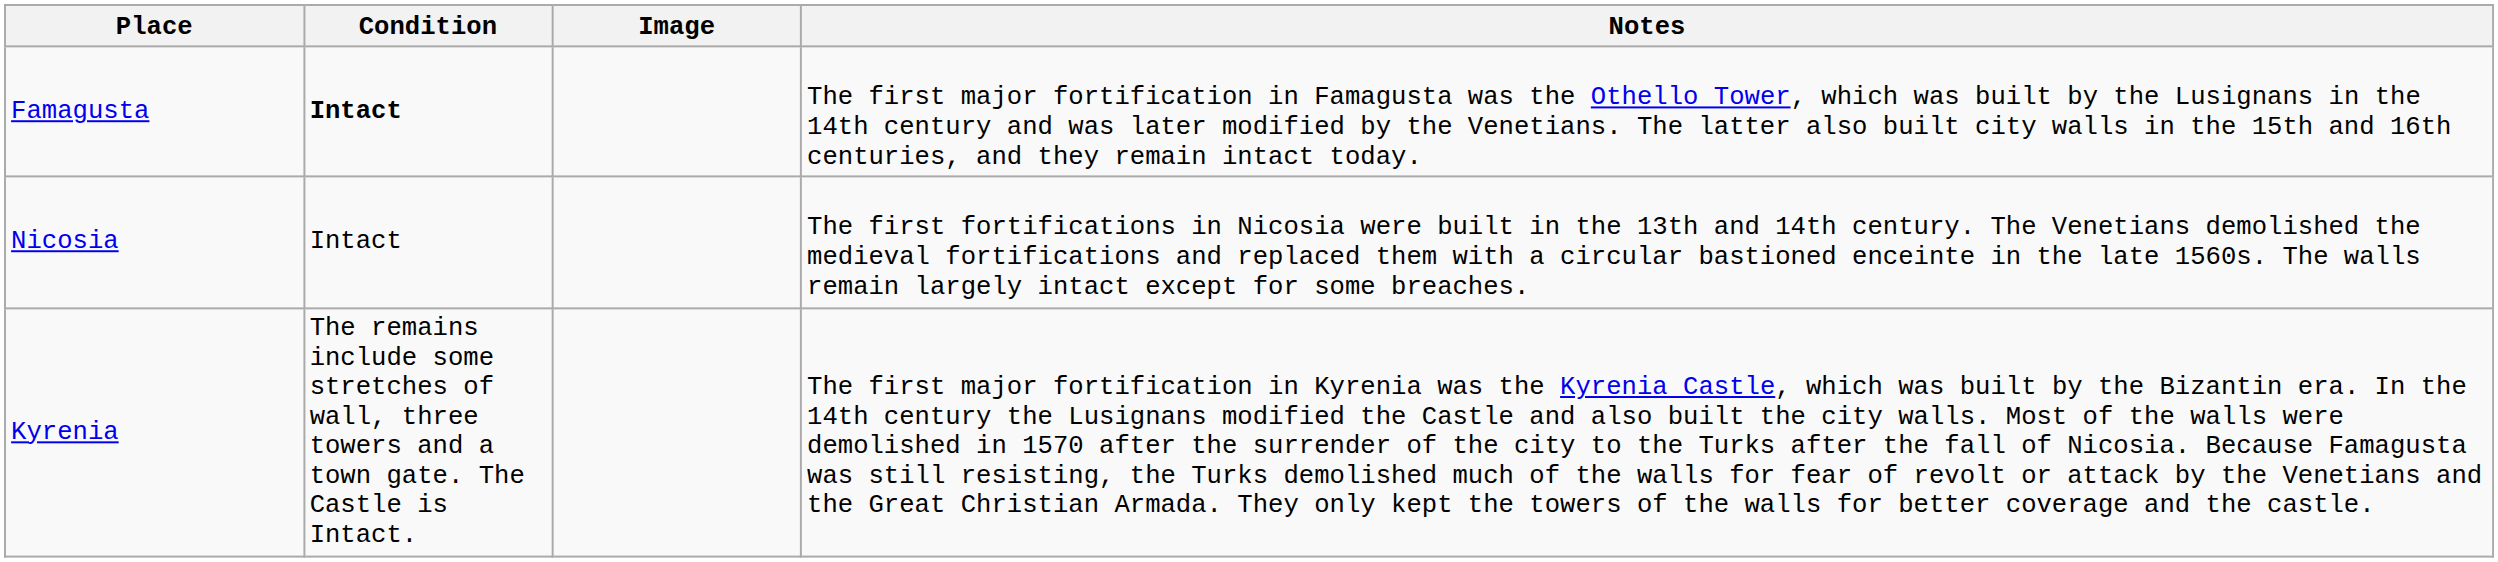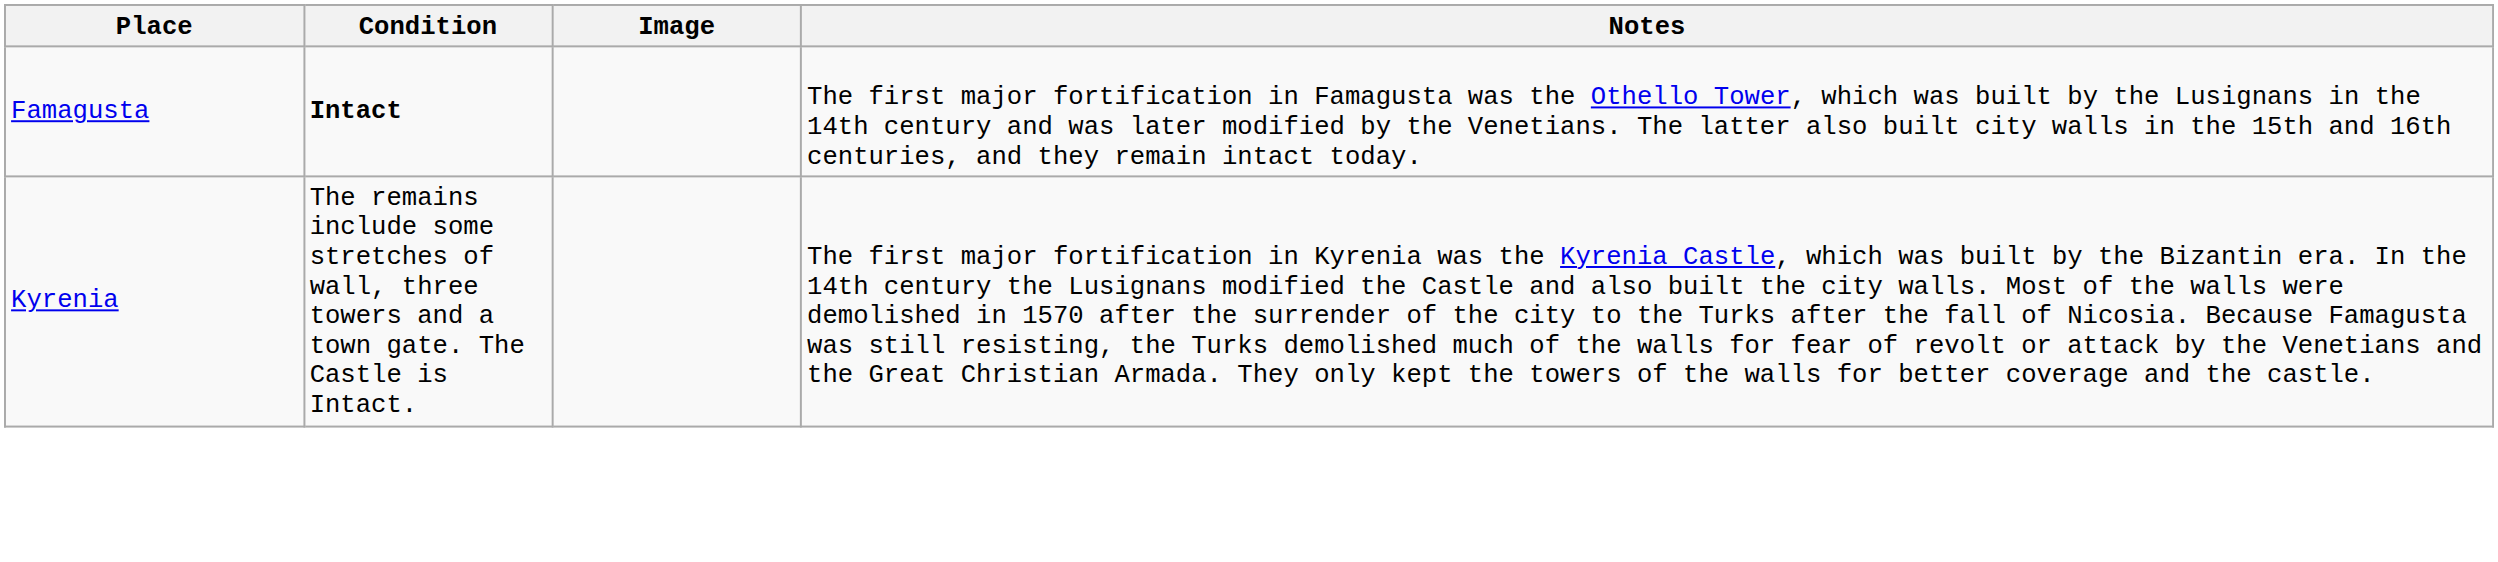- row: (65, 242)
